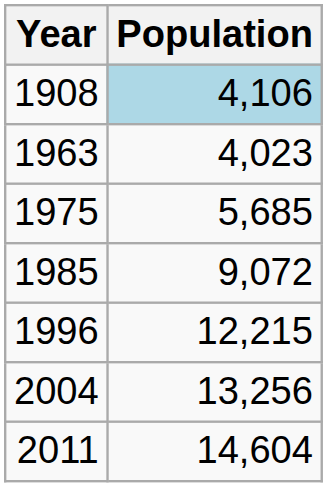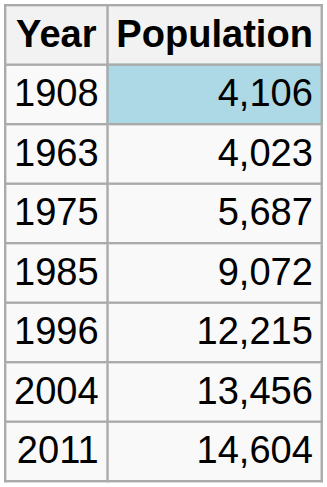(265, 212) 5,685 -> (265, 212) 5,687
(255, 391) 13,256 -> (255, 391) 13,456
